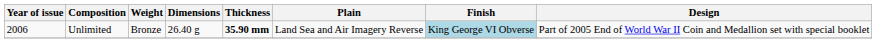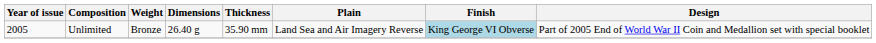(17, 29) 2006 -> (17, 29) 2005
(247, 29) bold -> (246, 29) normal
